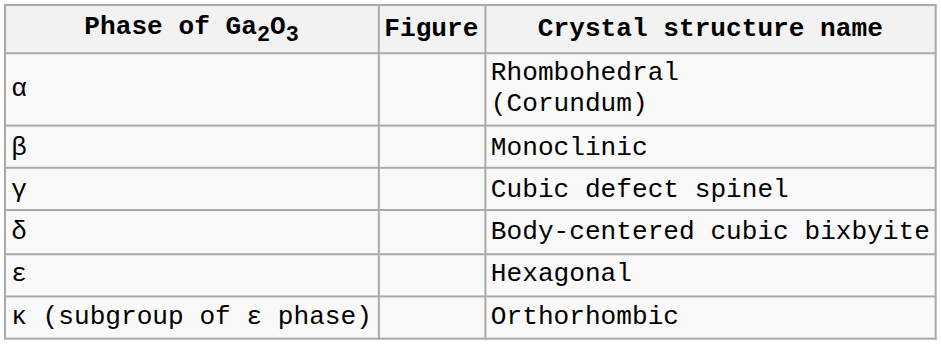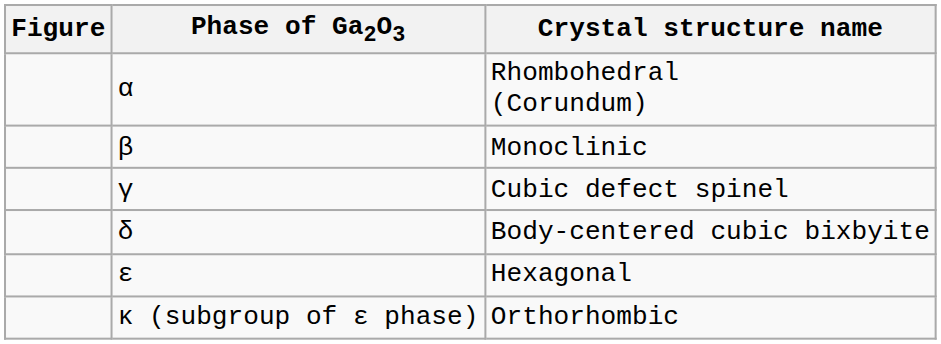columns swapped: (192, 29) <-> (431, 29)
